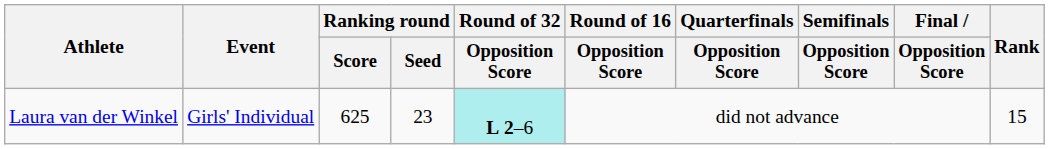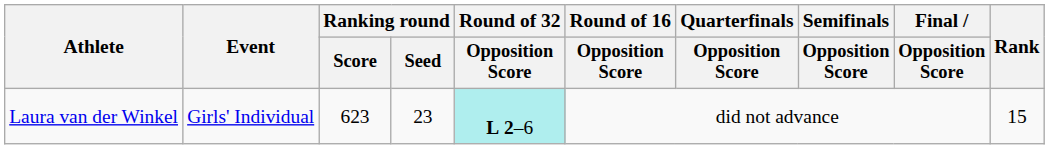(355, 116) 625 -> (355, 116) 623
